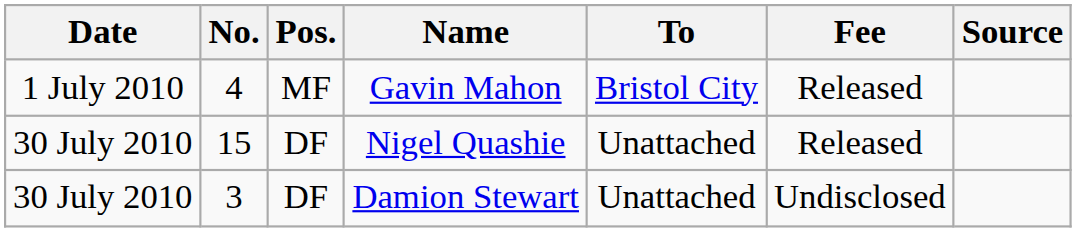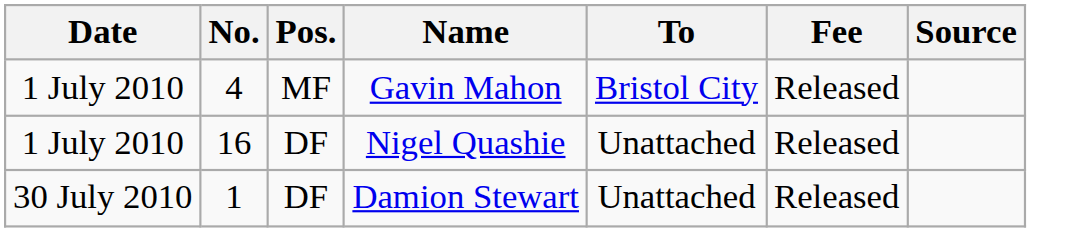(103, 142) 30 July 2010 -> (103, 142) 1 July 2010
(234, 142) 15 -> (234, 142) 16
(234, 197) 3 -> (234, 197) 1
(860, 197) Undisclosed -> (837, 197) Released
